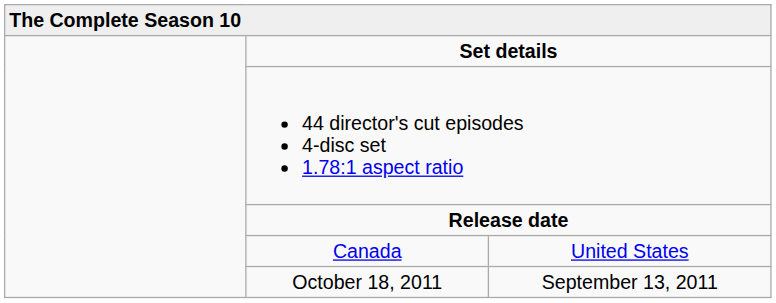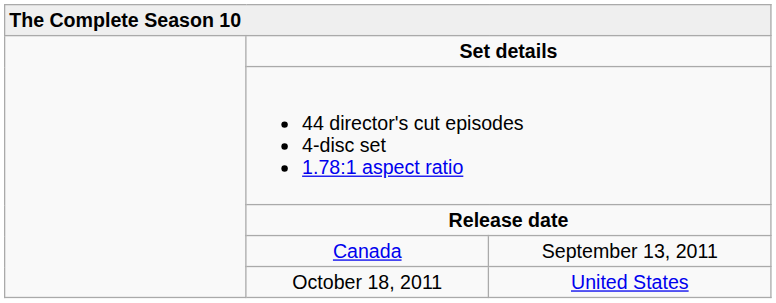(630, 252) United States -> (630, 252) September 13, 2011
(630, 283) September 13, 2011 -> (630, 283) United States
